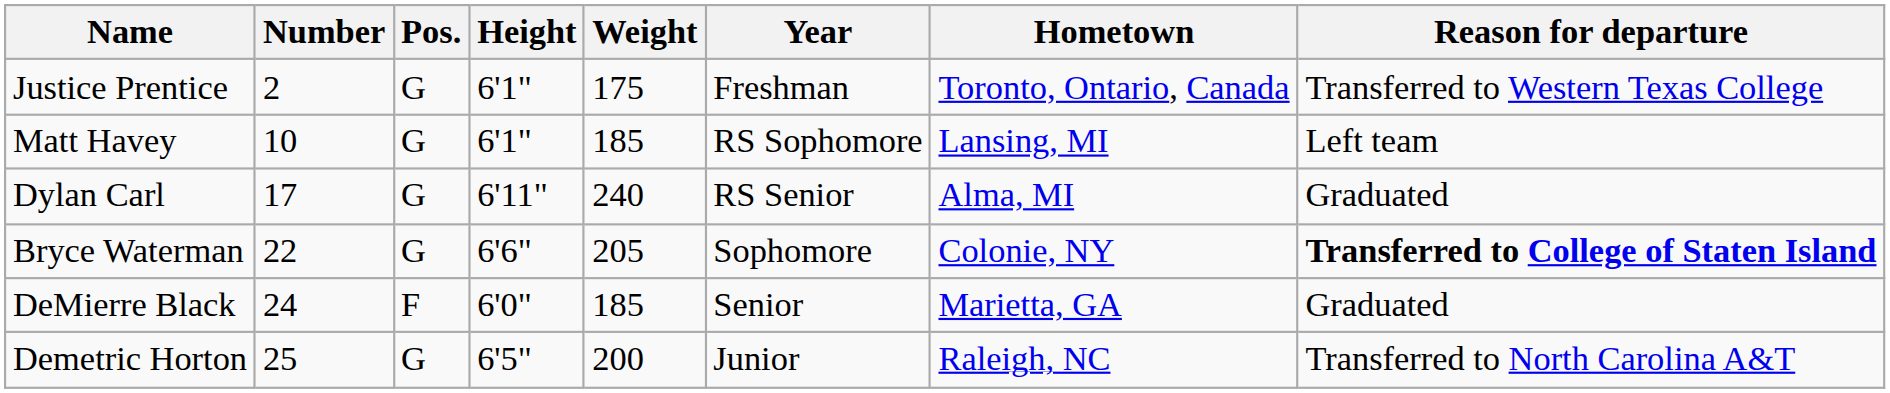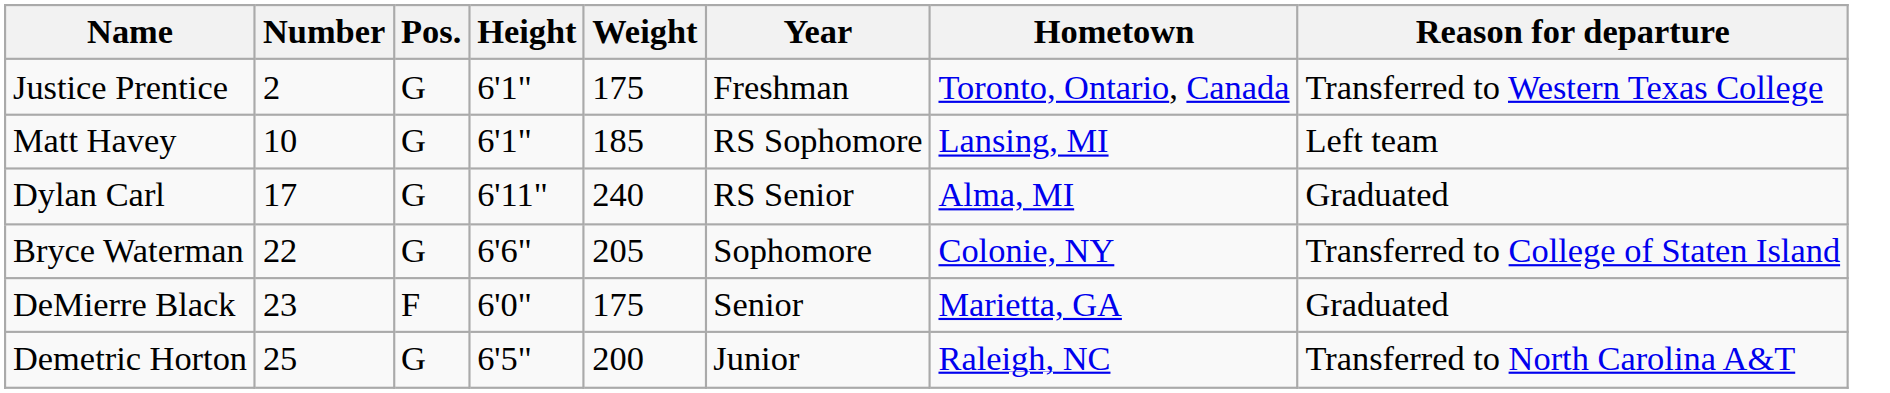(1591, 250) bold -> (1573, 250) normal
(280, 304) 24 -> (280, 304) 23
(618, 304) 185 -> (618, 304) 175
